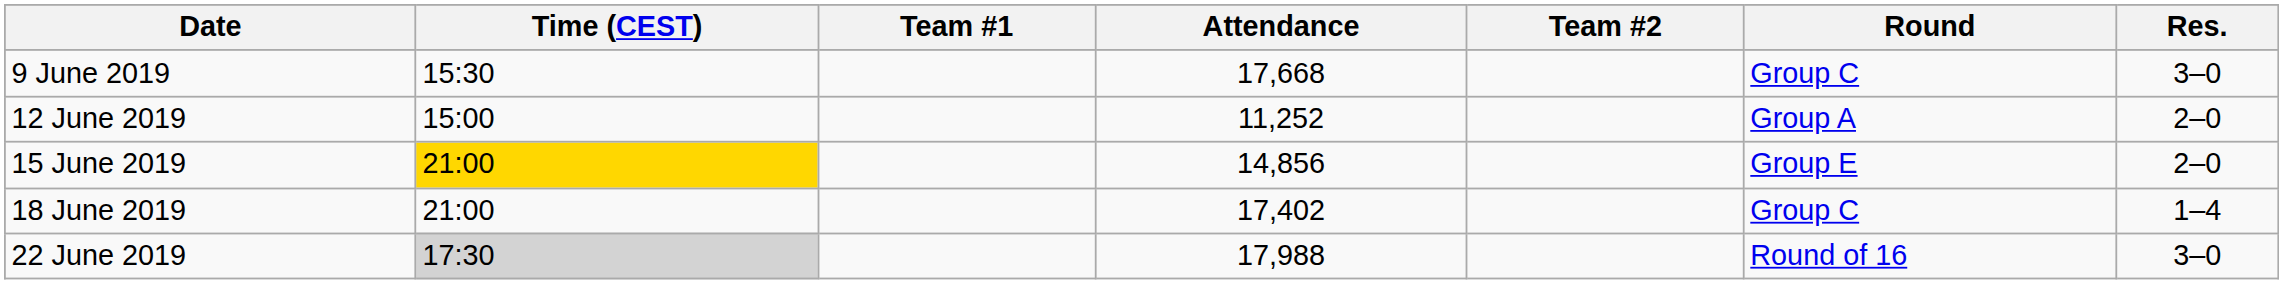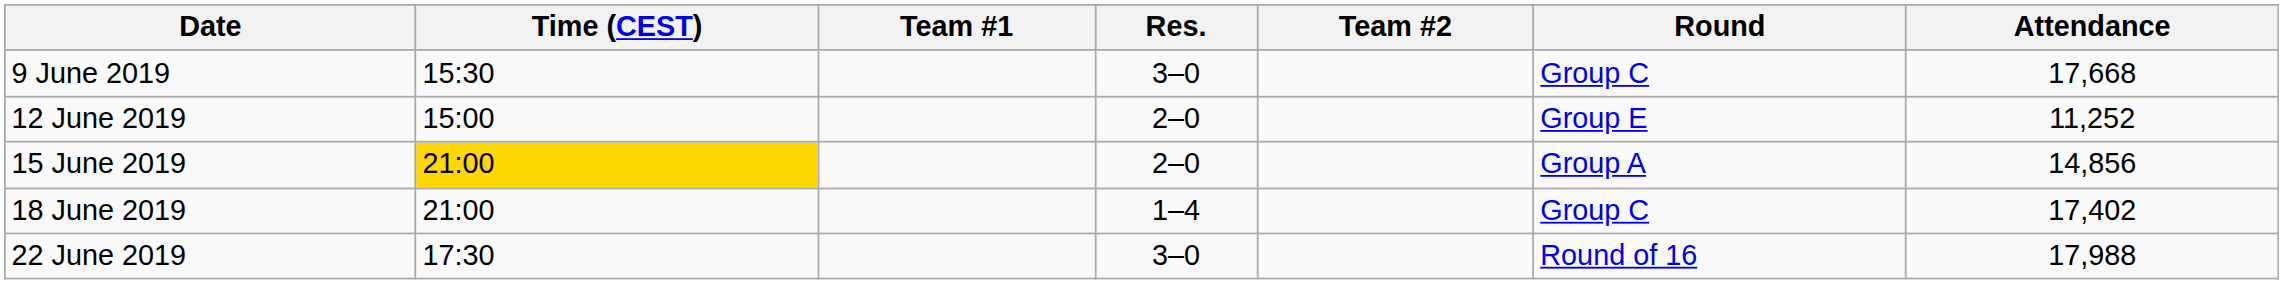columns swapped: (2197, 27) <-> (1281, 27)
(1803, 118) Group A -> (1594, 118) Group E
(1804, 164) Group E -> (1593, 164) Group A
(459, 255) lightgrey background -> (459, 255) no background
